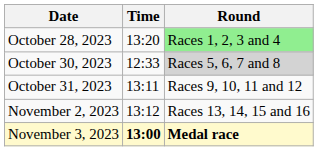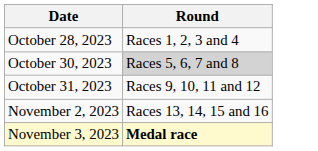- column: (143, 16)
(224, 39) lightgreen background -> (182, 39) no background
